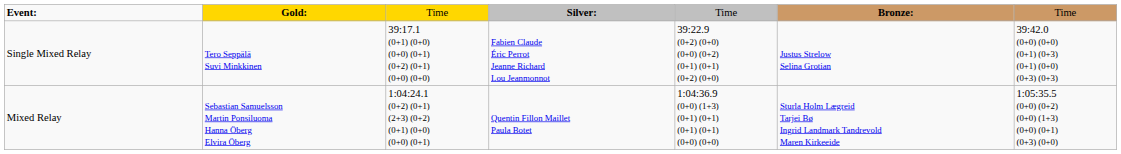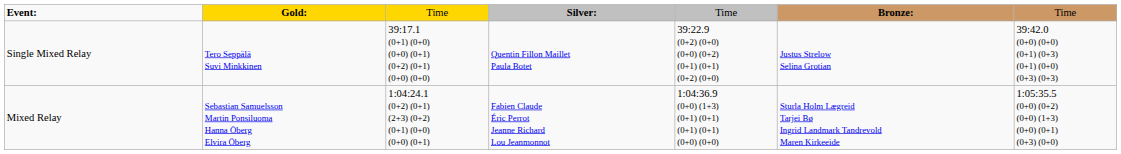(520, 59) Fabien Claude Éric Perrot Jeanne Richard Lou Jeanmonnot -> (531, 59) Quentin Fillon Maillet Paula Botet
(531, 124) Quentin Fillon Maillet Paula Botet -> (520, 124) Fabien Claude Éric Perrot Jeanne Richard Lou Jeanmonnot
